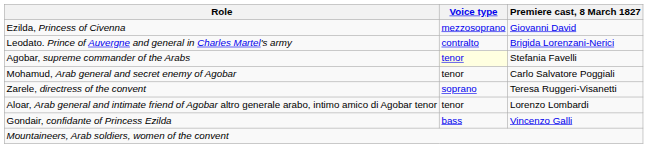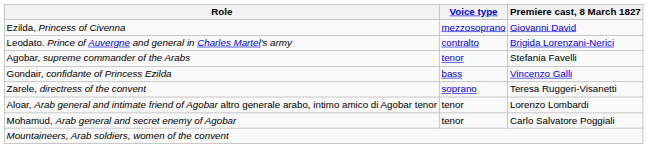(453, 58) lightyellow background -> (453, 58) no background
rows swapped: (89, 120) <-> (121, 74)
